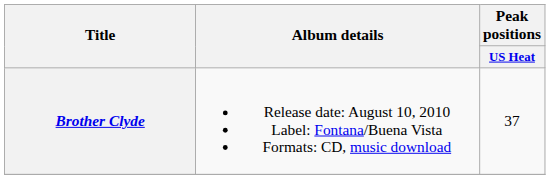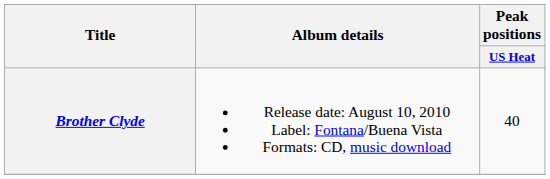(512, 121) 37 -> (512, 121) 40
